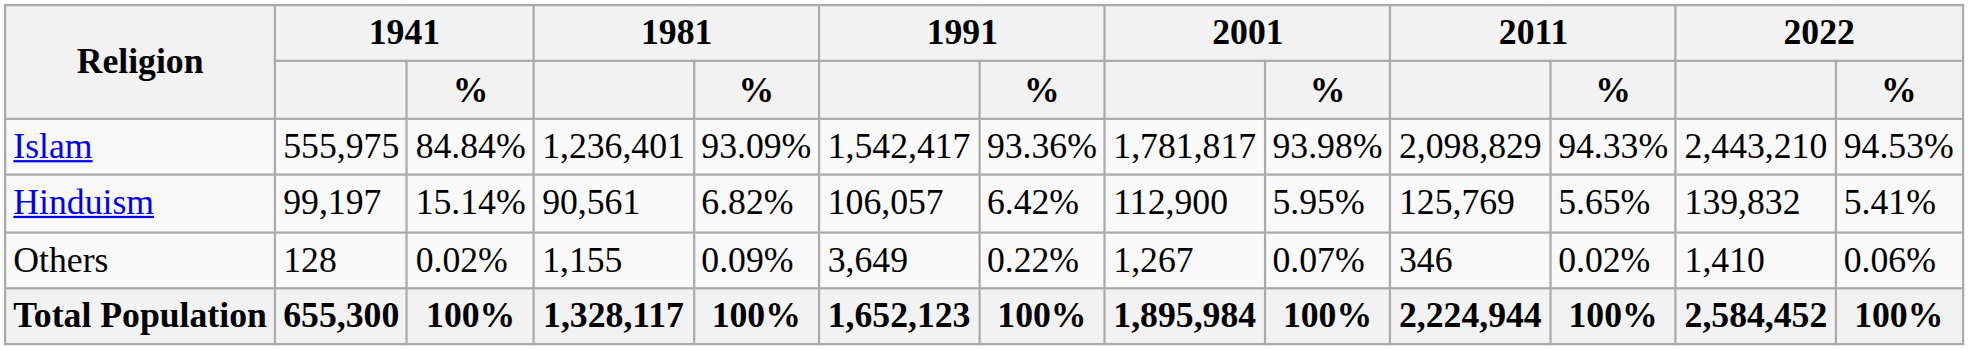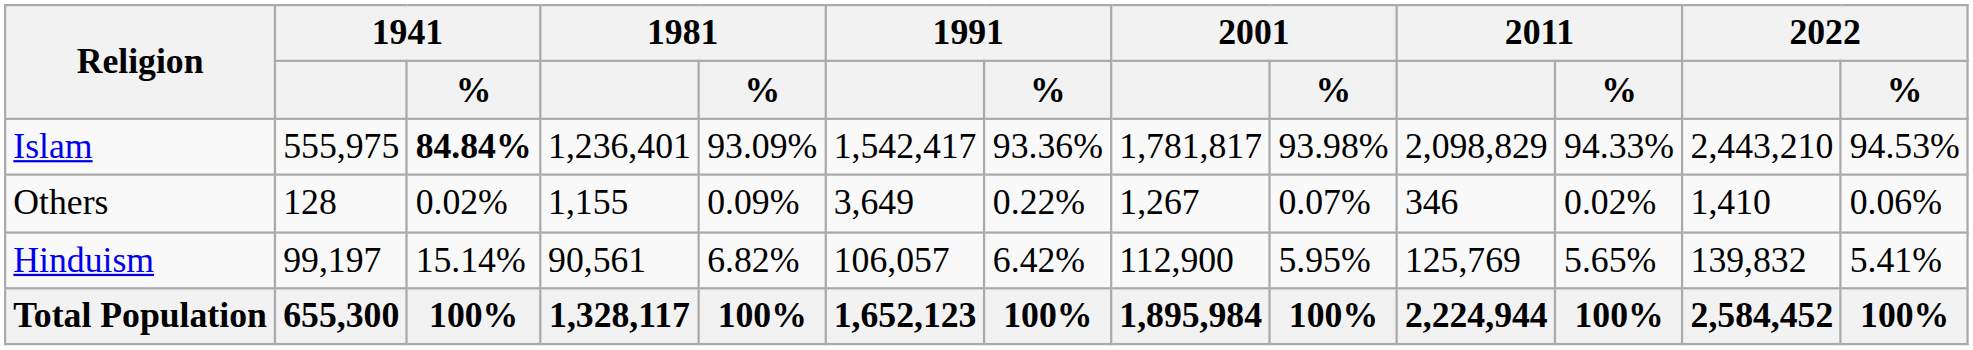(471, 145) normal -> (474, 145) bold
rows swapped: (84, 202) <-> (61, 259)
